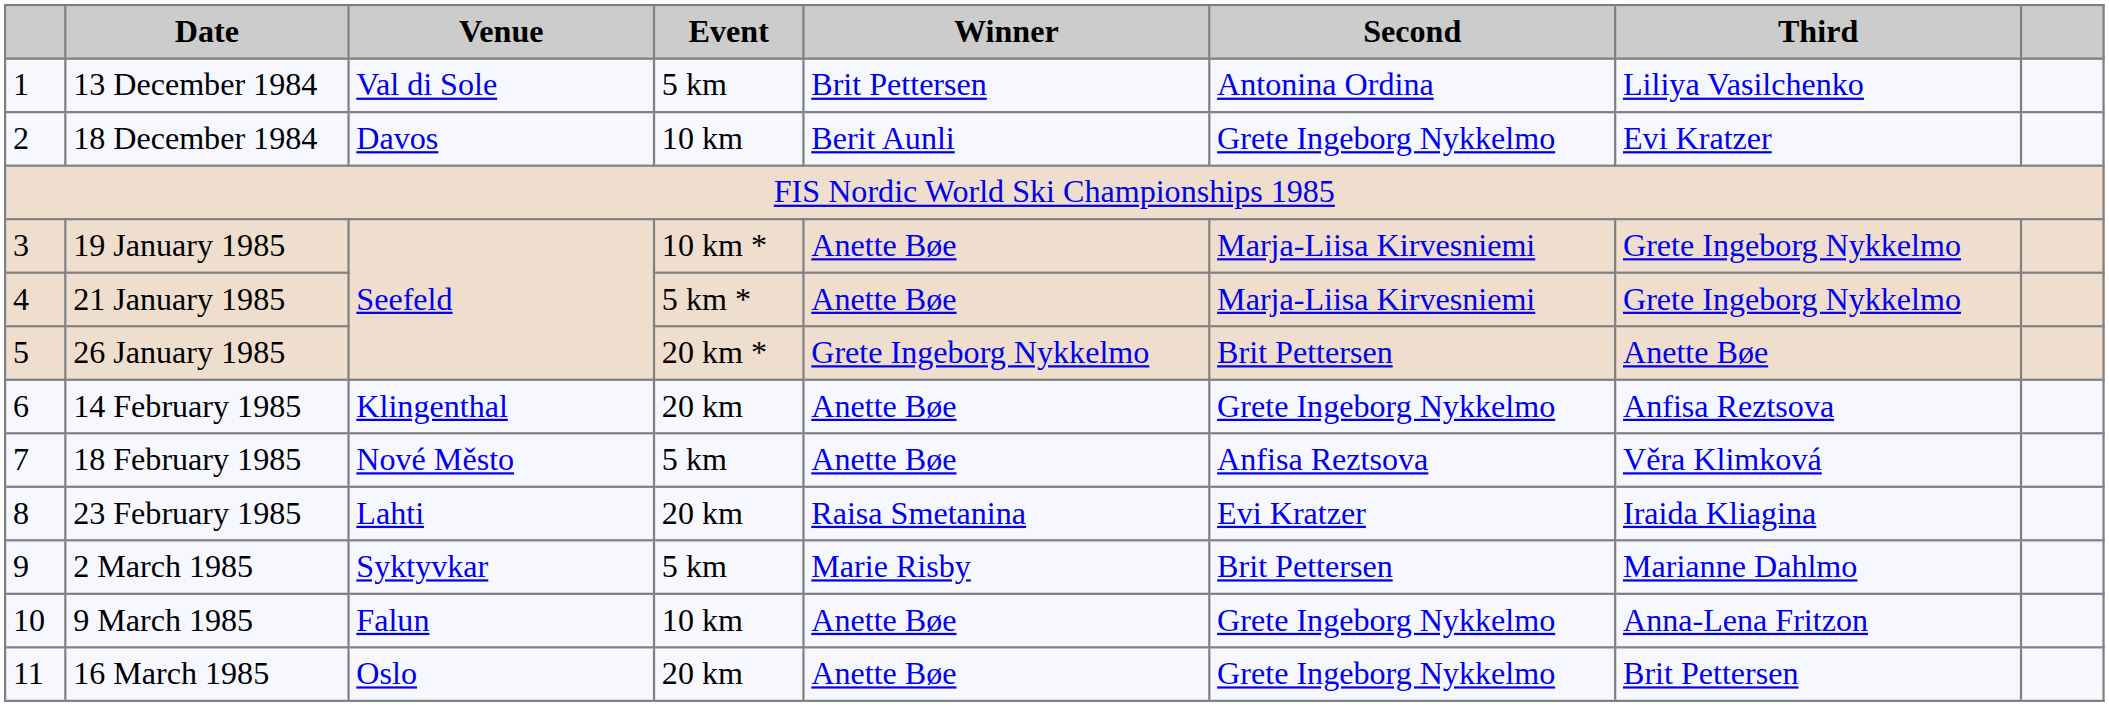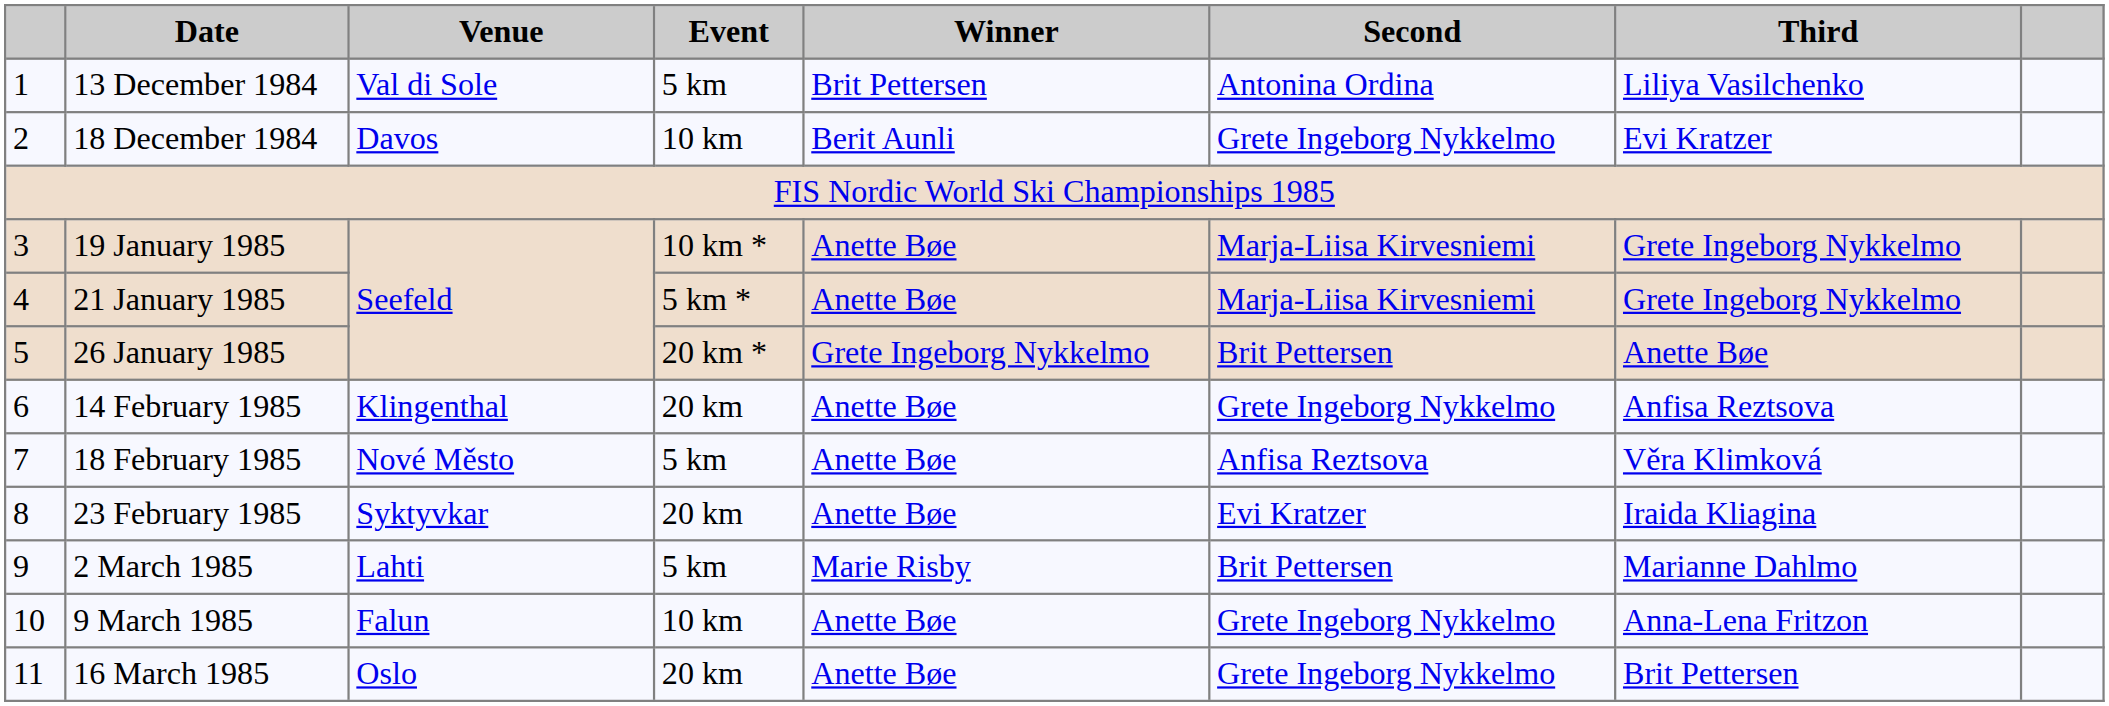(390, 512) Lahti -> (422, 512) Syktyvkar
(919, 512) Raisa Smetanina -> (884, 512) Anette Bøe
(422, 566) Syktyvkar -> (390, 566) Lahti
